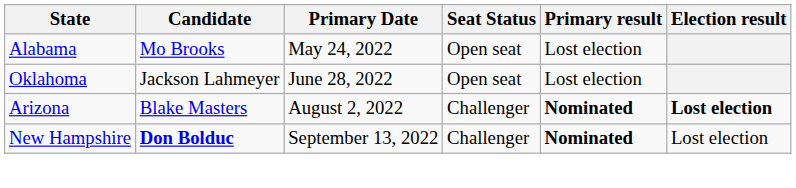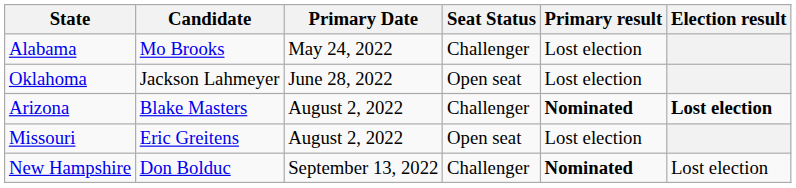(484, 49) Open seat -> (488, 49) Challenger
+ row: (42, 138)
(187, 138) bold -> (185, 167) normal
